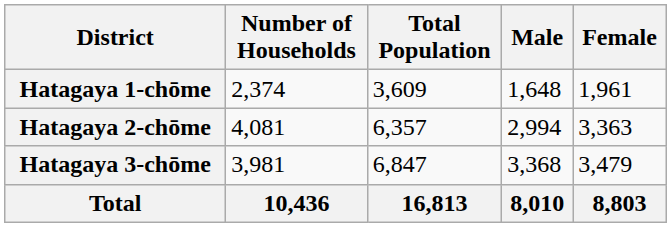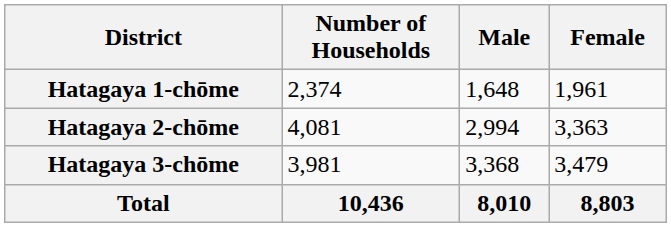- column: (434, 37)
